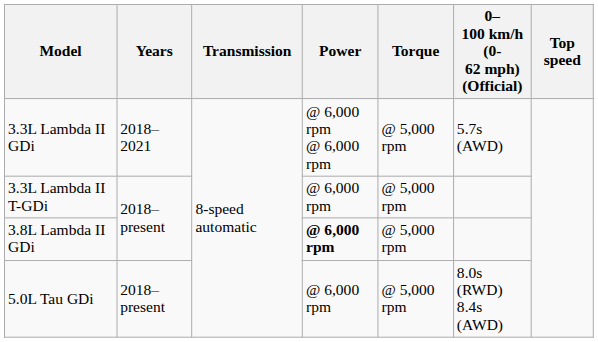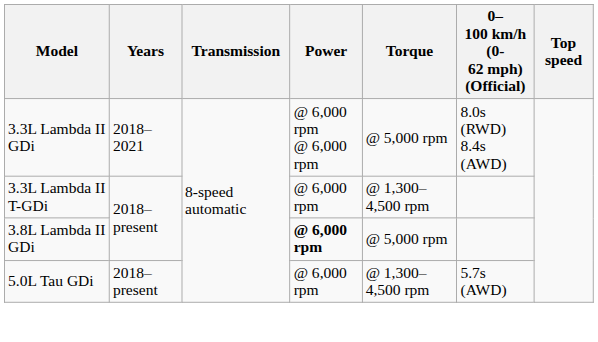(480, 137) 5.7s (AWD) -> (484, 137) 8.0s (RWD) 8.4s (AWD)
(408, 196) @ 5,000 rpm -> (398, 196) @ 1,300–4,500 rpm
(408, 298) @ 5,000 rpm -> (398, 281) @ 1,300–4,500 rpm
(480, 298) 8.0s (RWD) 8.4s (AWD) -> (484, 281) 5.7s (AWD)
